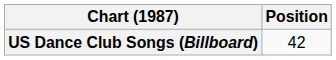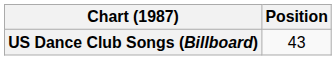(297, 42) 42 -> (297, 42) 43
